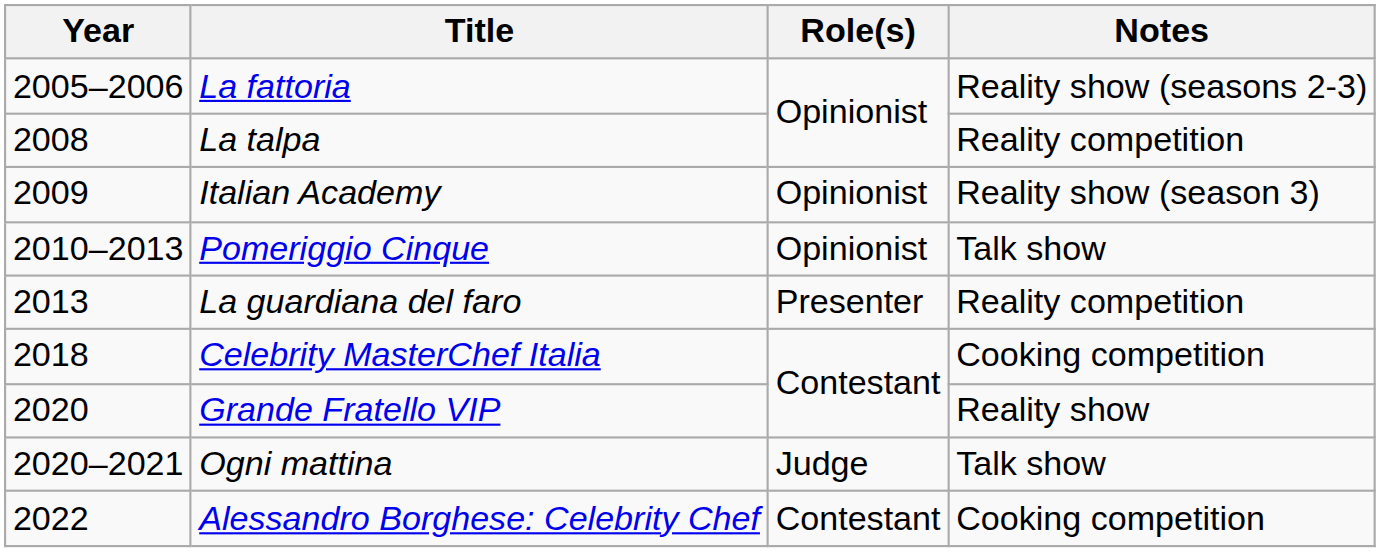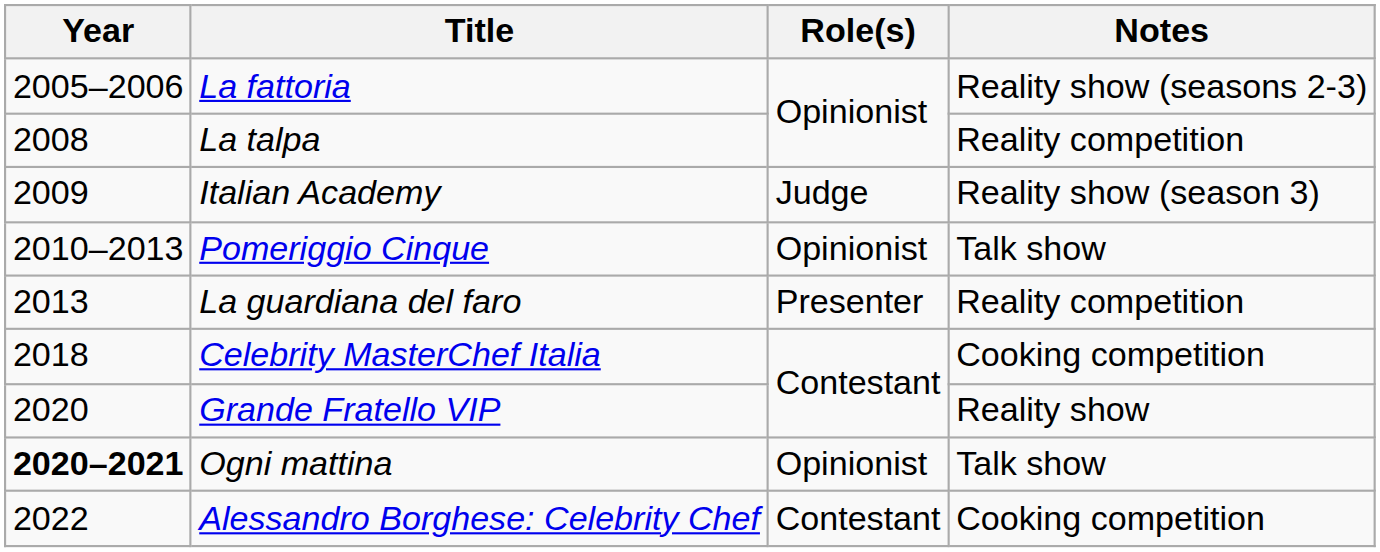(851, 193) Opinionist -> (822, 193) Judge
(98, 463) normal -> (98, 463) bold
(822, 463) Judge -> (851, 463) Opinionist
